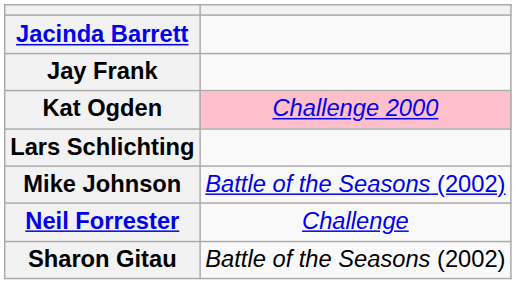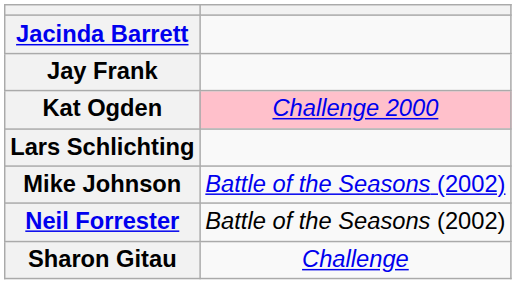(355, 221) Challenge -> (355, 221) Battle of the Seasons (2002)
(355, 259) Battle of the Seasons (2002) -> (355, 259) Challenge
